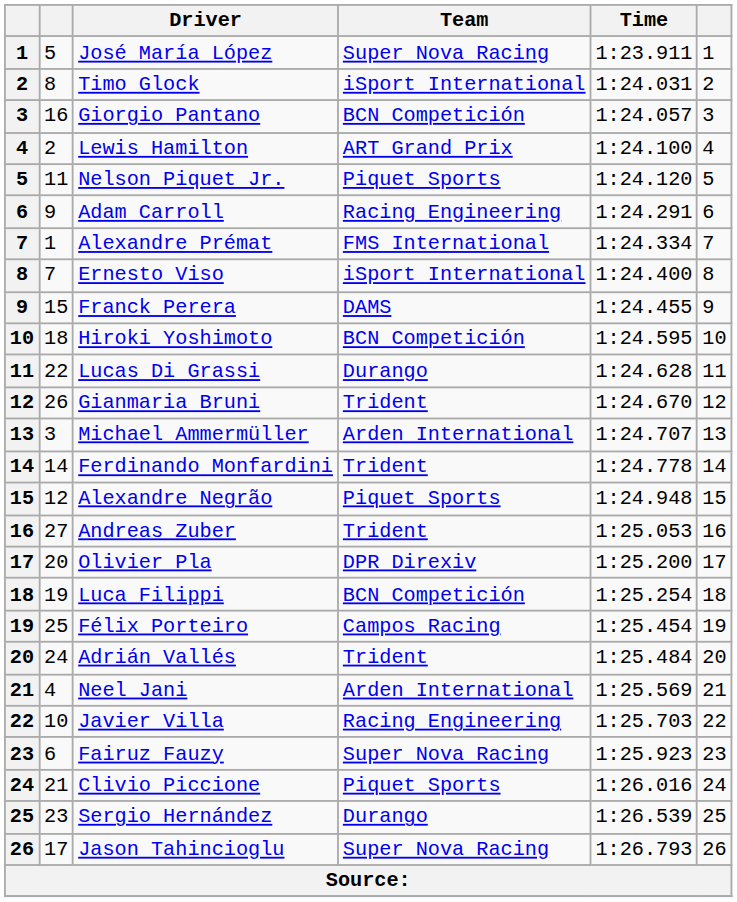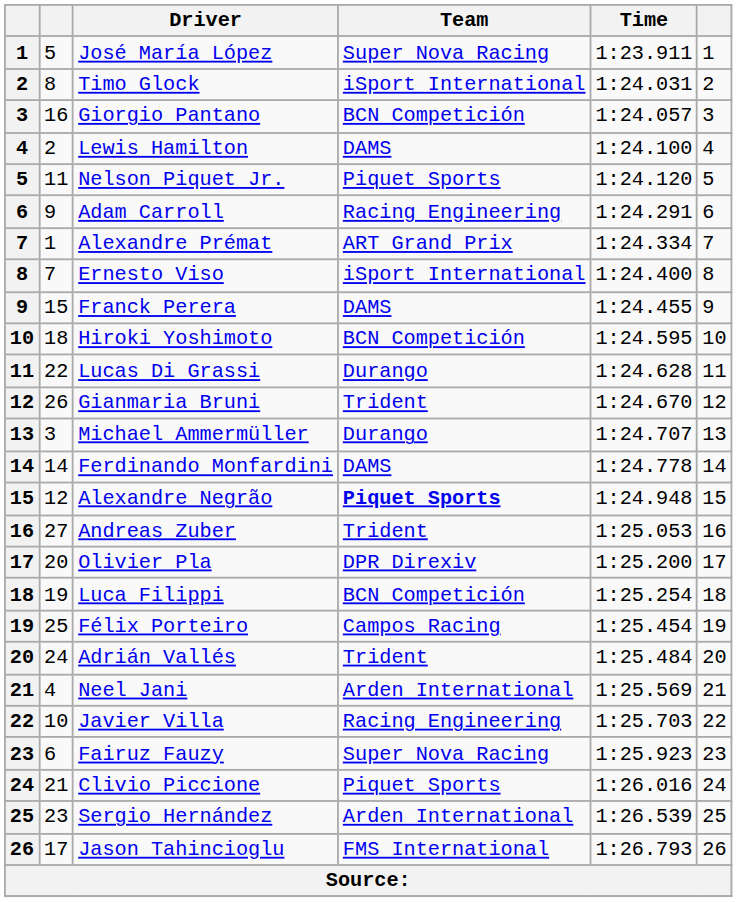(428, 148) ART Grand Prix -> (367, 148) DAMS
(446, 244) FMS International -> (428, 244) ART Grand Prix
(458, 435) Arden International -> (385, 435) Durango
(385, 467) Trident -> (367, 467) DAMS
(422, 499) normal -> (422, 499) bold
(385, 817) Durango -> (458, 817) Arden International
(446, 849) Super Nova Racing -> (446, 849) FMS International
